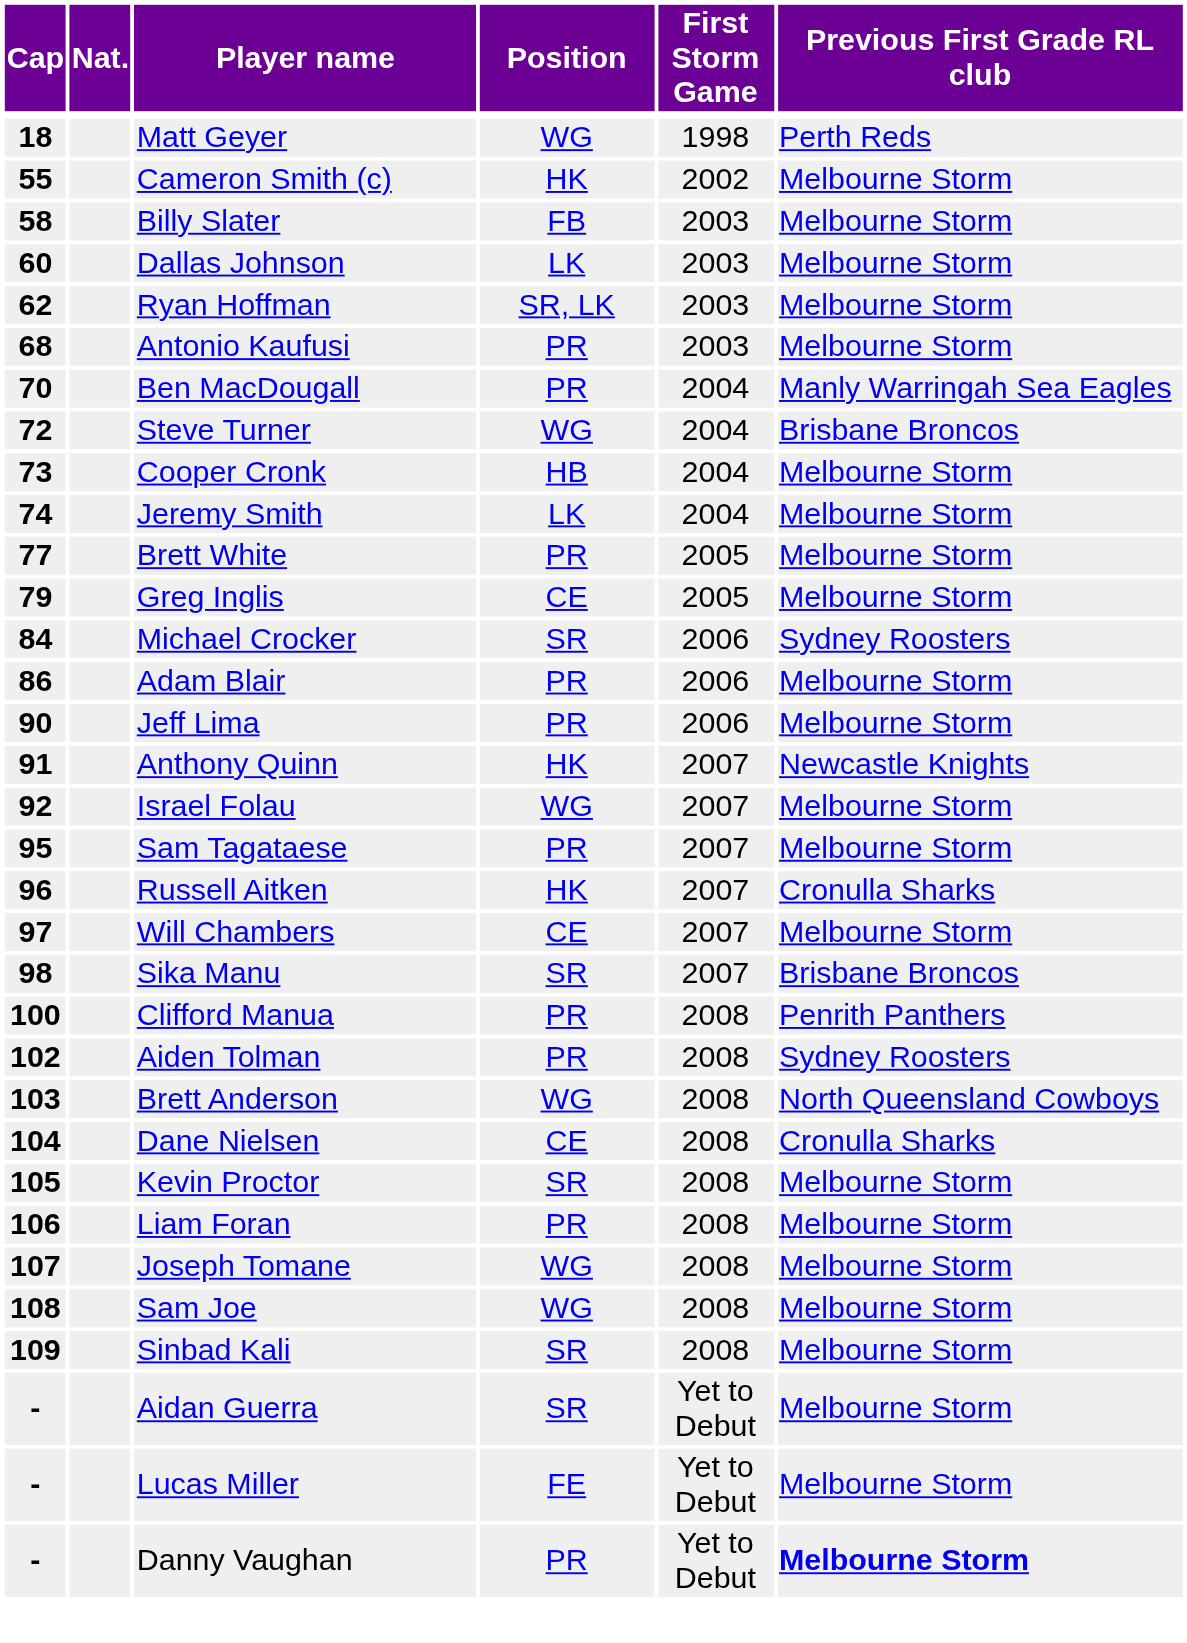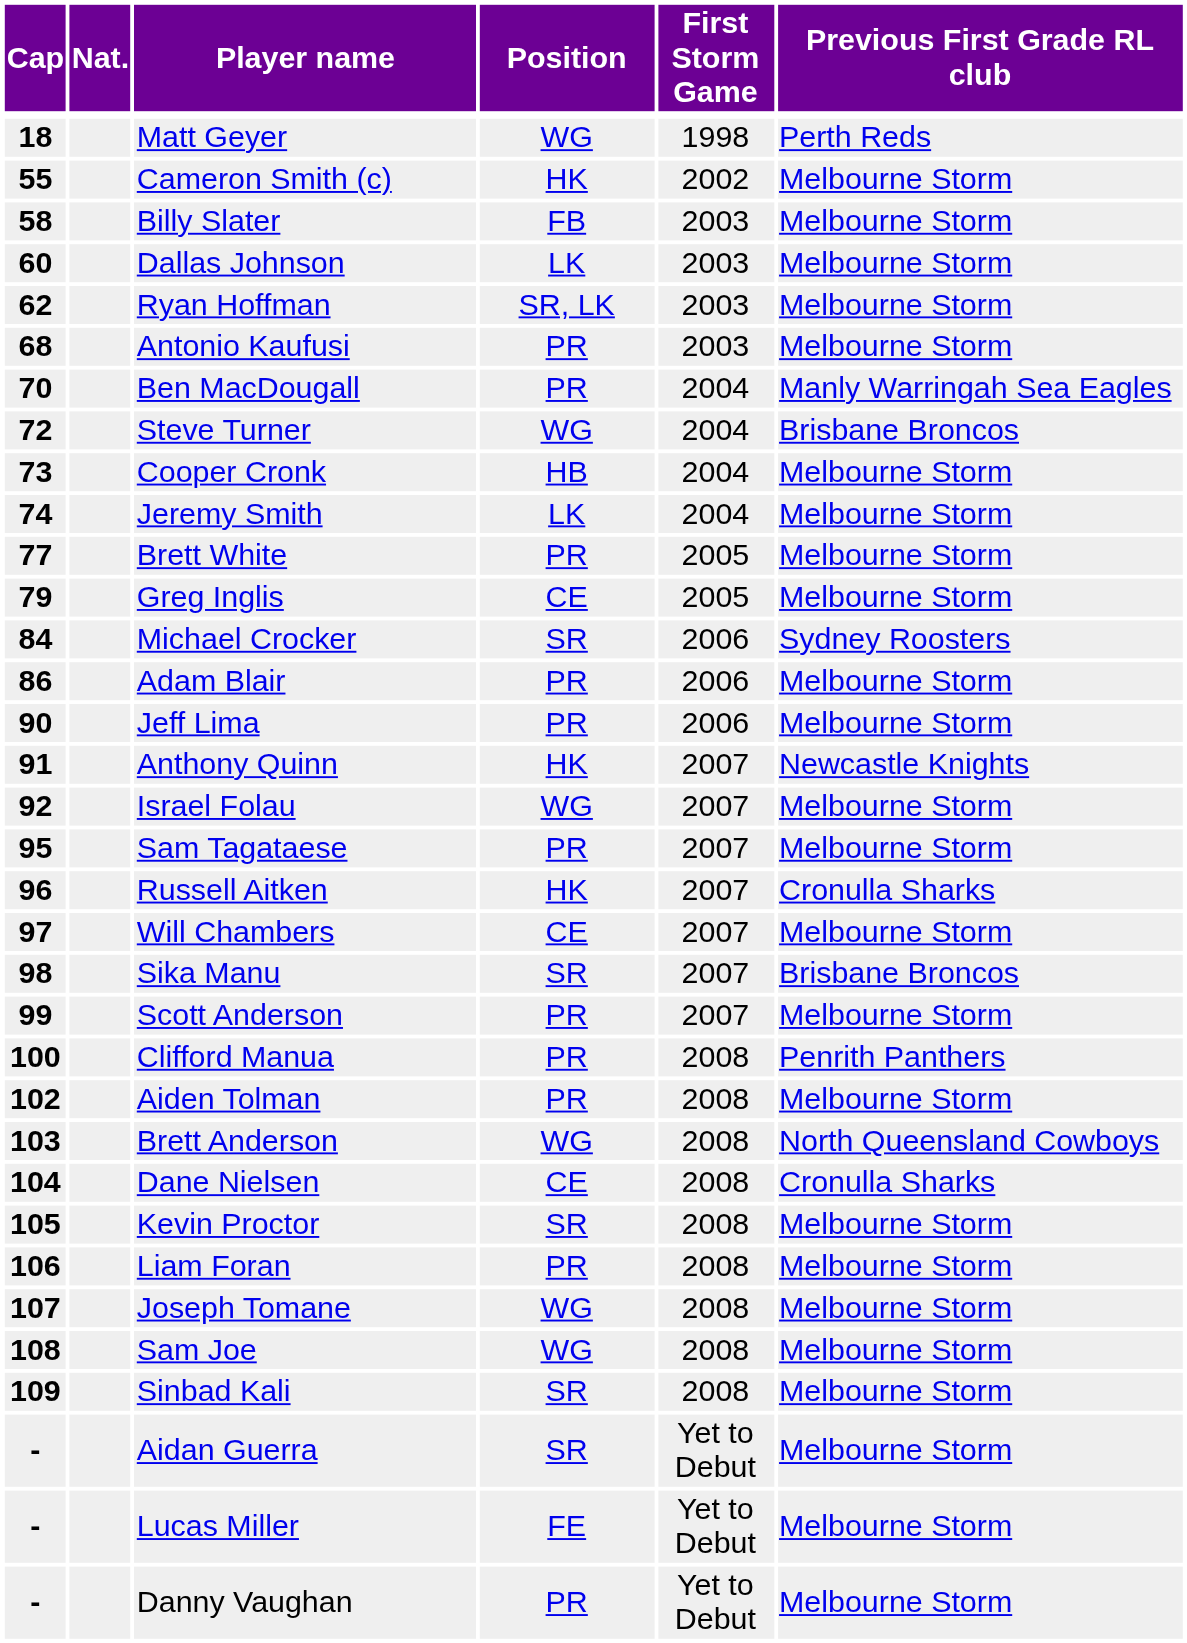+ row: (240, 1015)
(895, 1056) Sydney Roosters -> (896, 1098) Melbourne Storm
(904, 1560) bold -> (896, 1602) normal
